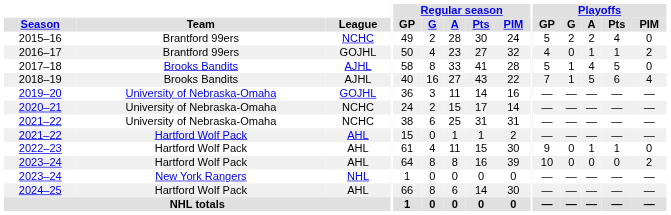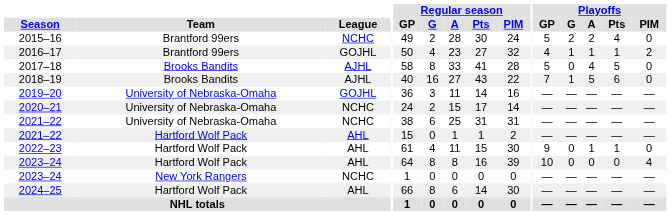(571, 52) 0 -> (571, 52) 1
(571, 66) 1 -> (571, 66) 0
(649, 80) 4 -> (649, 80) 0
(649, 162) 2 -> (649, 162) 4
(358, 176) NHL -> (358, 176) NCHC
